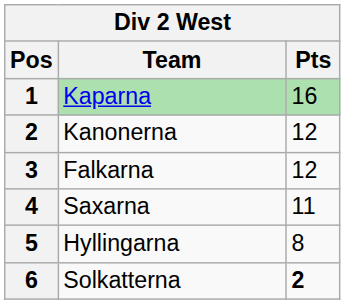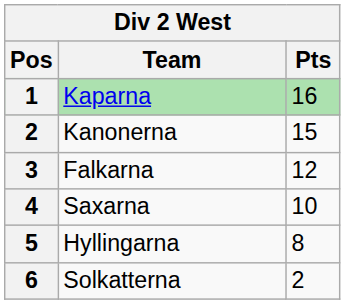(304, 133) 12 -> (304, 133) 15
(304, 206) 11 -> (304, 206) 10
(298, 280) bold -> (298, 280) normal
